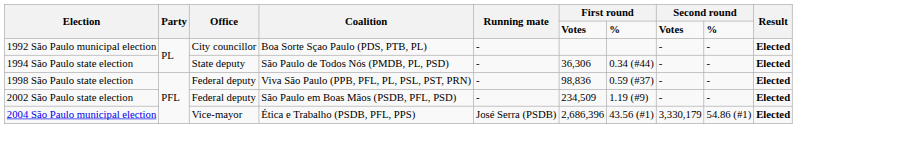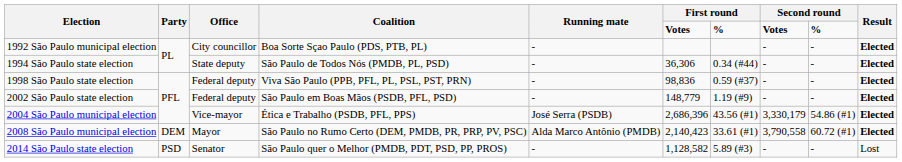(579, 98) 234,509 -> (683, 98) 148,779
+ row: (82, 132)
+ row: (70, 149)
